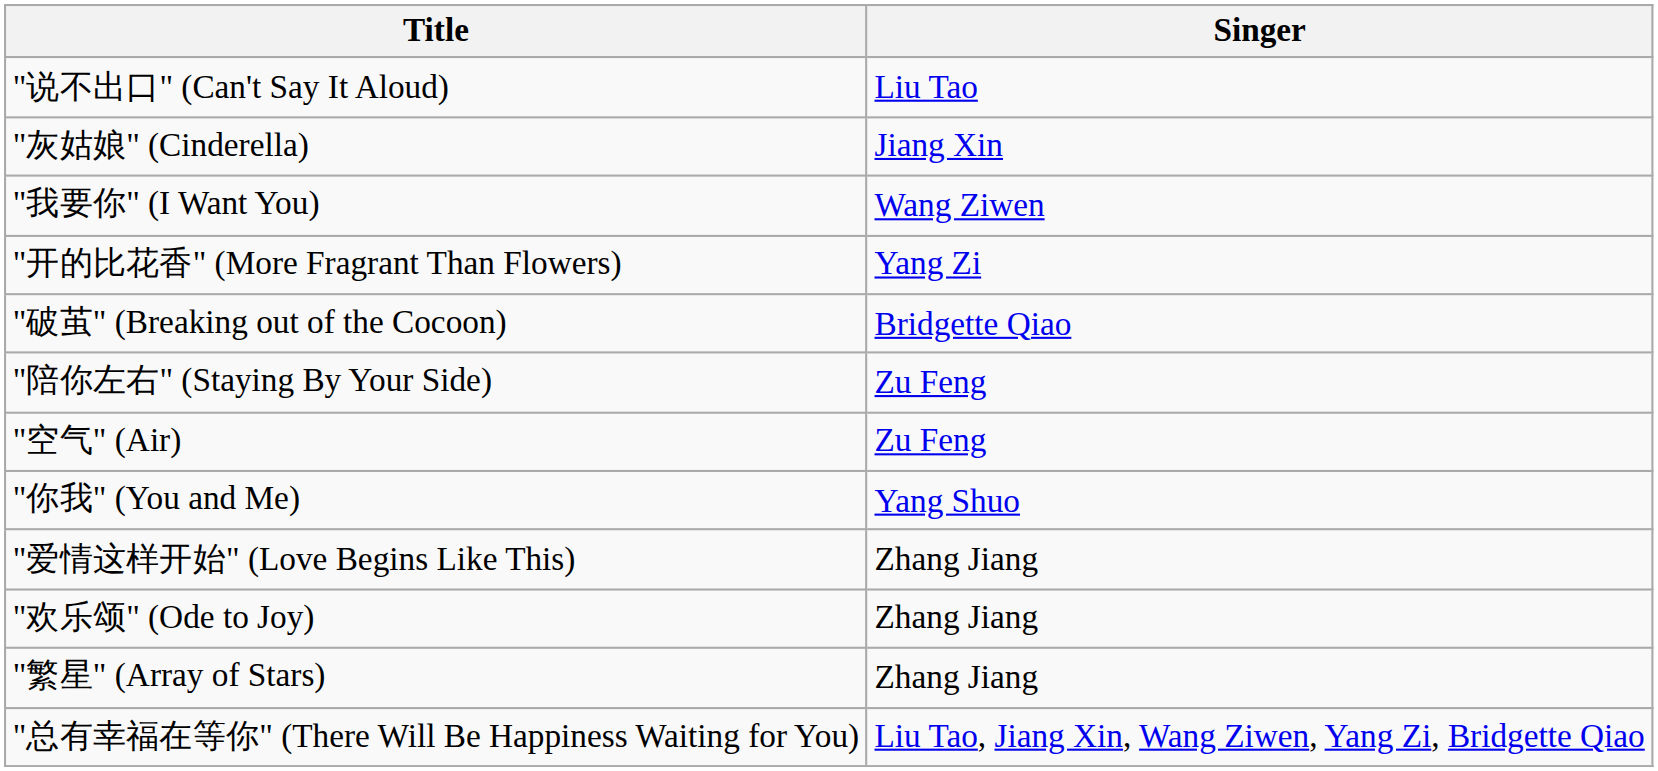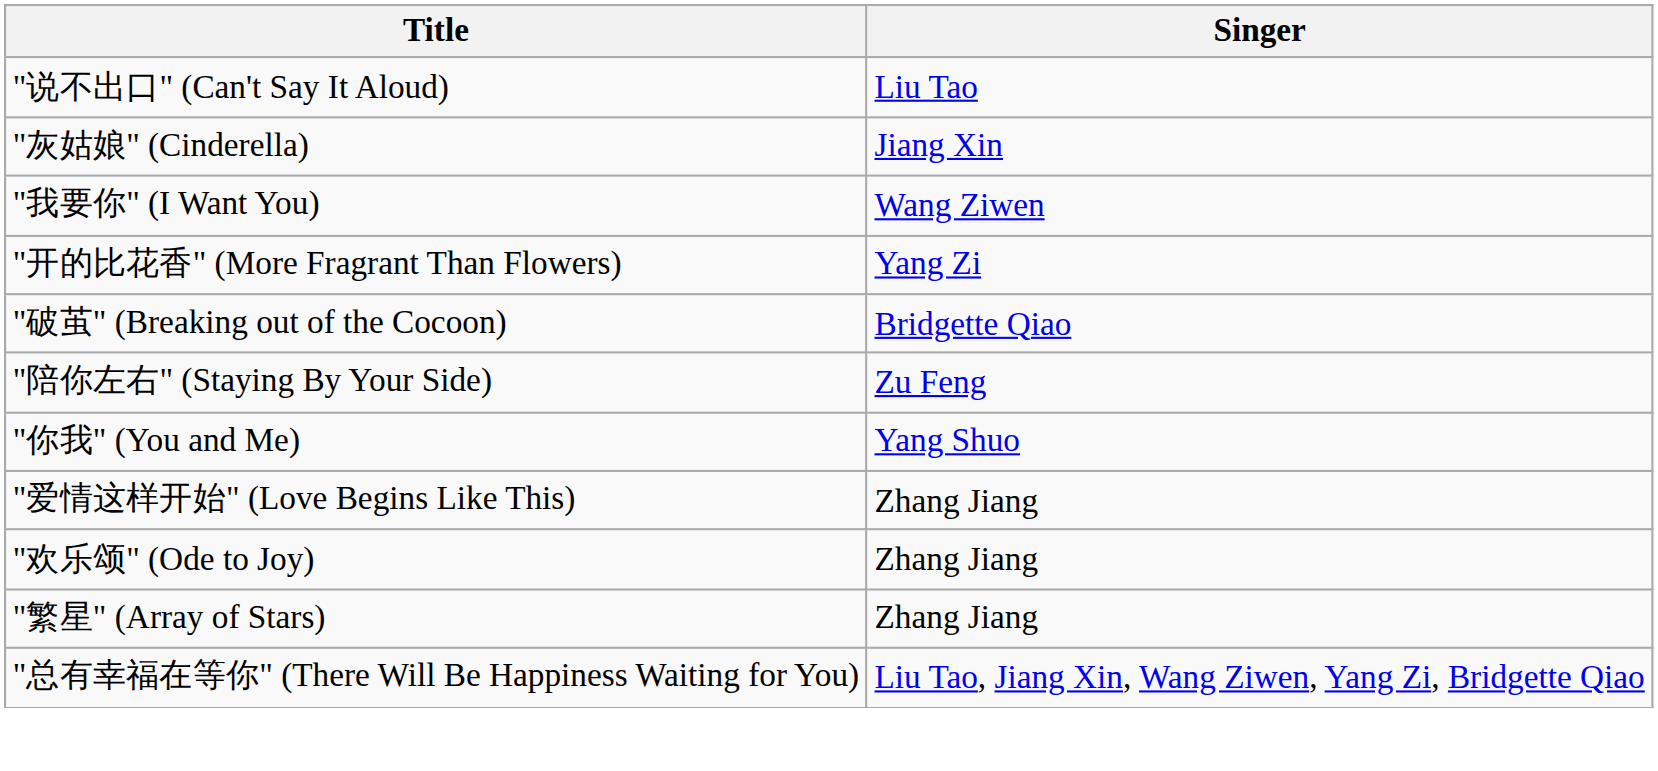- row: (97, 439)
